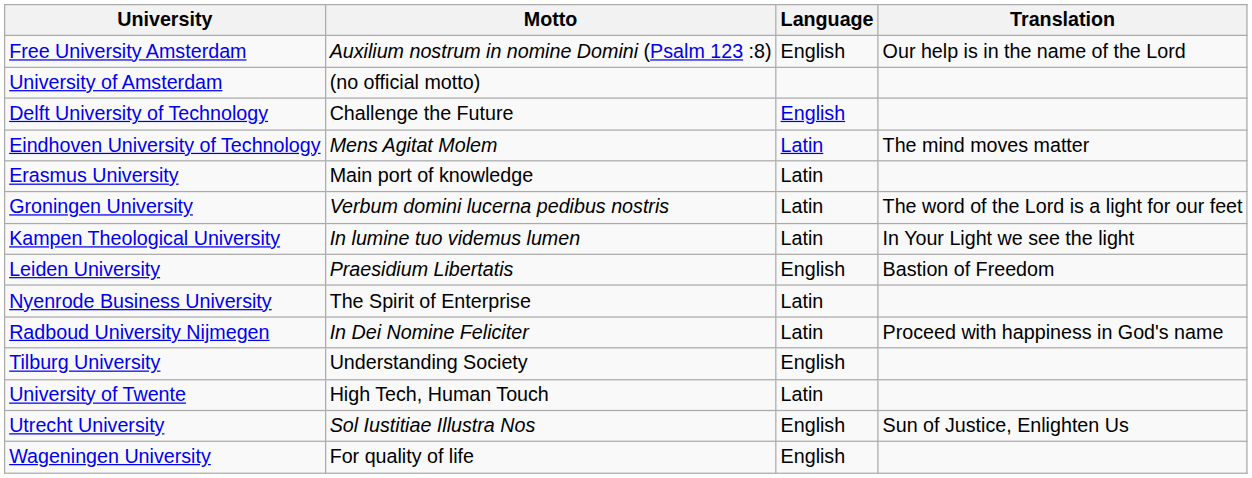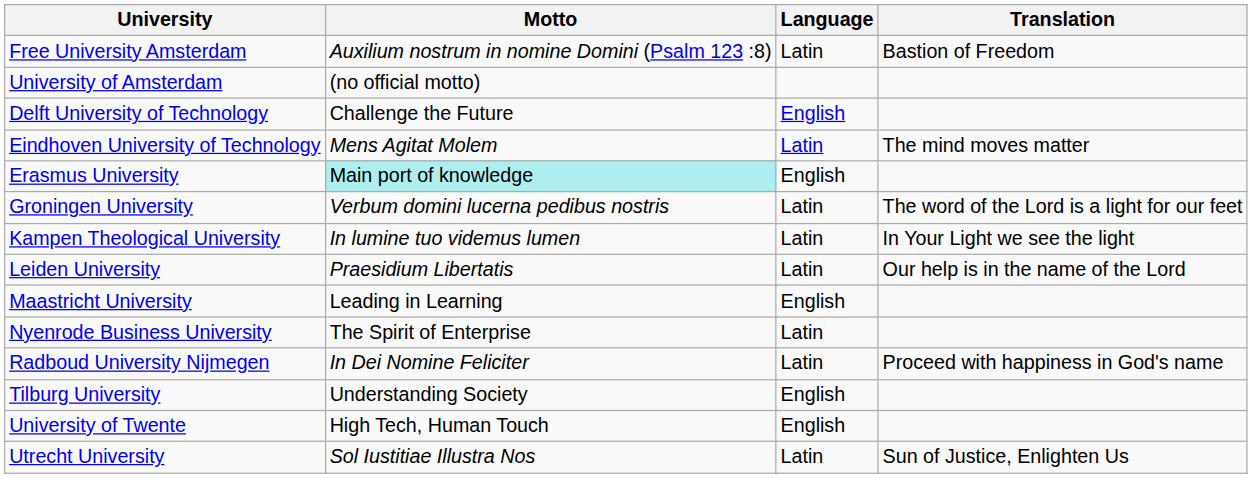(813, 51) English -> (802, 51) Latin
(1034, 51) Our help is in the name of the Lord -> (968, 51) Bastion of Freedom
(431, 176) no background -> (431, 176) paleturquoise background
(802, 176) Latin -> (813, 176) English
(813, 269) English -> (802, 269) Latin
(968, 269) Bastion of Freedom -> (1034, 269) Our help is in the name of the Lord
+ row: (100, 301)
(802, 394) Latin -> (813, 425) English
(813, 425) English -> (802, 457) Latin
- row: (110, 457)
